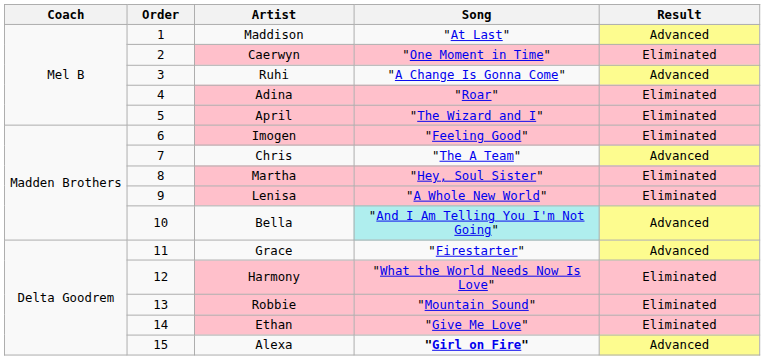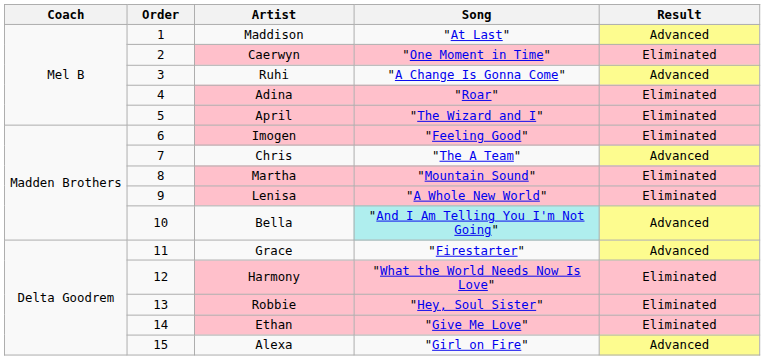(477, 176) "Hey, Soul Sister" -> (477, 176) "Mountain Sound"
(477, 305) "Mountain Sound" -> (477, 305) "Hey, Soul Sister"
(477, 345) bold -> (477, 345) normal
